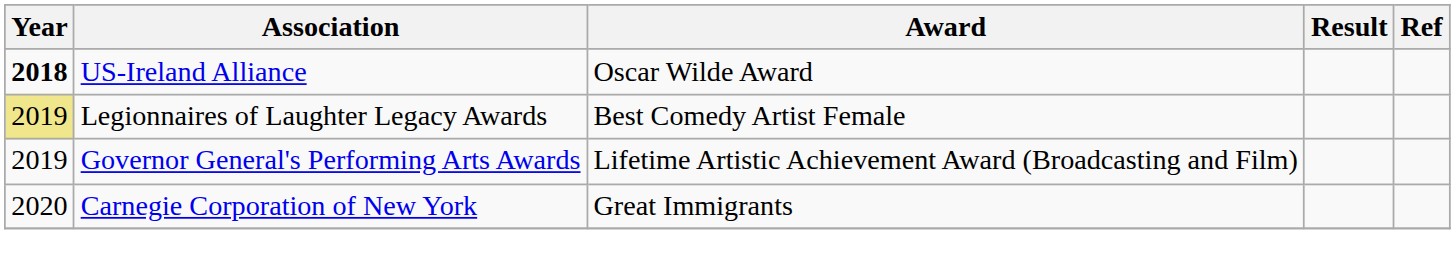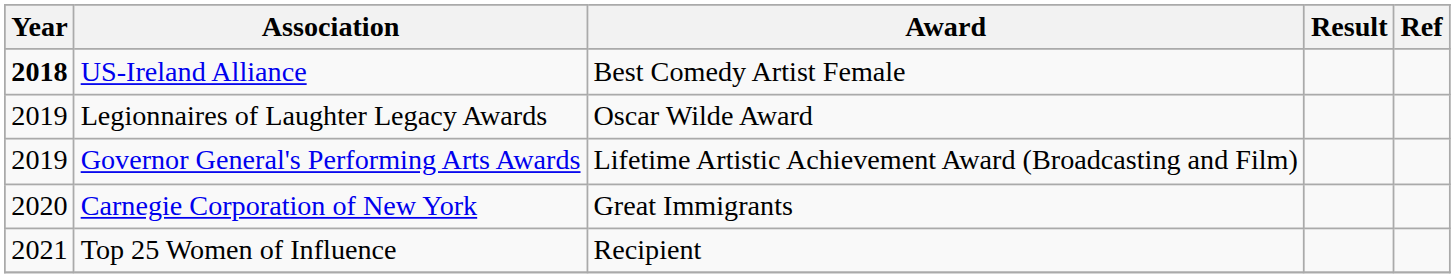(703, 71) Oscar Wilde Award -> (750, 71) Best Comedy Artist Female
(40, 116) khaki background -> (40, 116) no background
(750, 116) Best Comedy Artist Female -> (703, 116) Oscar Wilde Award
+ row: (239, 250)
